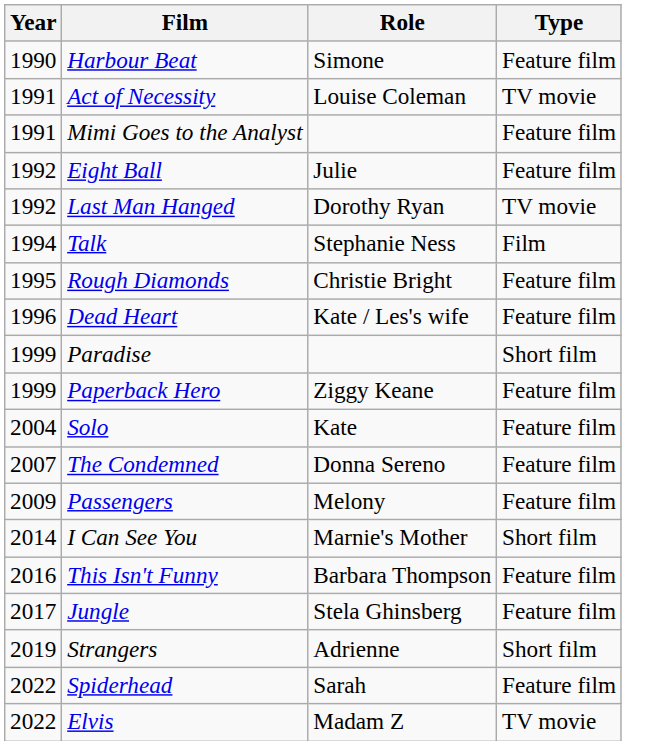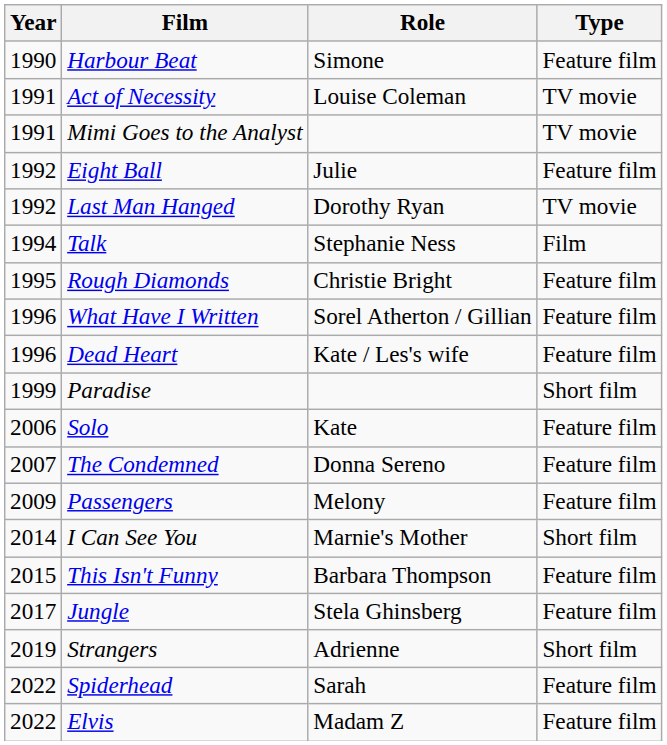(559, 133) Feature film -> (590, 133) TV movie
+ row: (163, 317)
- row: (144, 390)
(33, 427) 2004 -> (33, 427) 2006
(33, 574) 2016 -> (33, 574) 2015
(549, 721) TV movie -> (599, 721) Feature film
